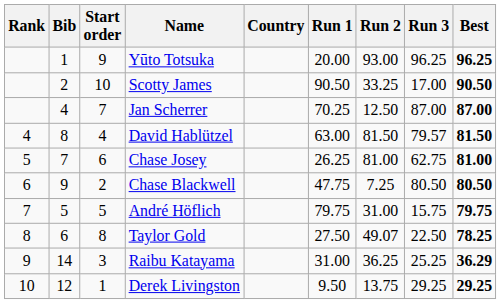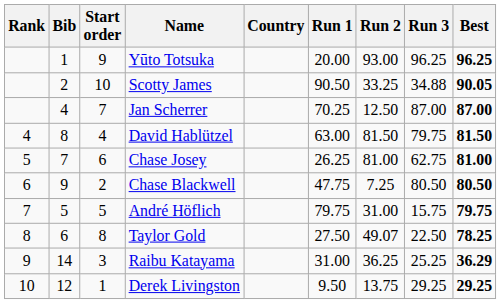(429, 85) 17.00 -> (429, 85) 34.88
(474, 85) 90.50 -> (474, 85) 90.05
(429, 135) 79.57 -> (429, 135) 79.75
